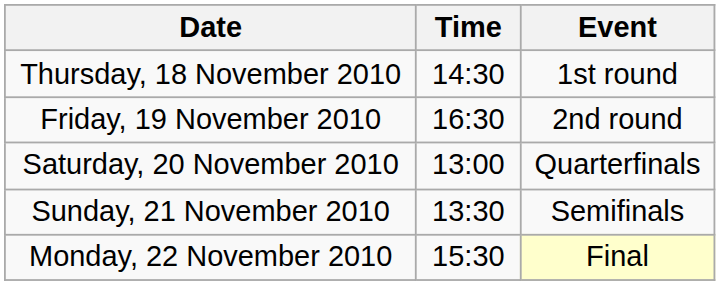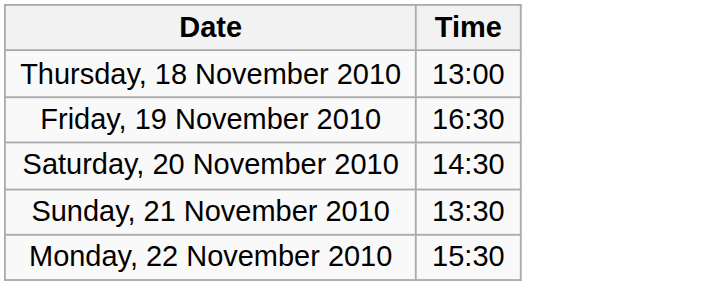- column: (617, 27)
(468, 73) 14:30 -> (468, 73) 13:00
(468, 165) 13:00 -> (468, 165) 14:30
